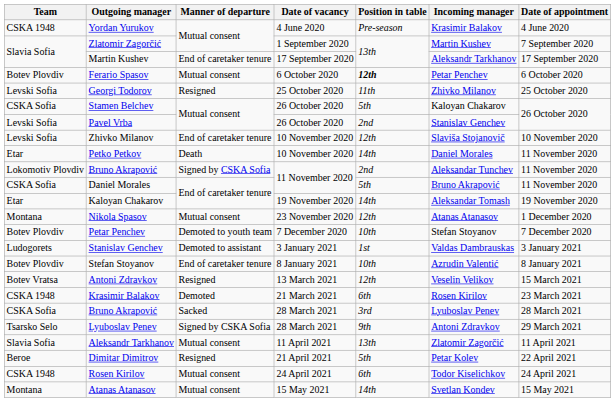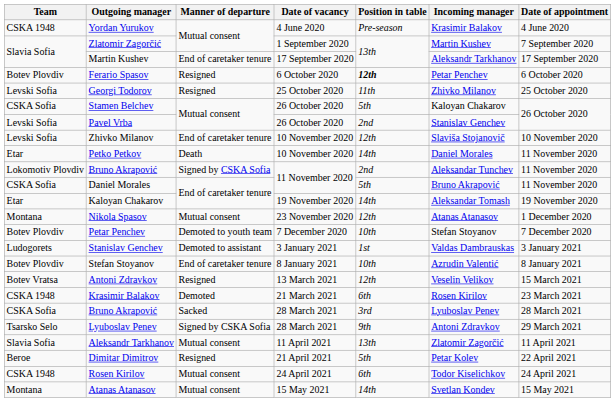(209, 75) Mutual consent -> (197, 75) Resigned
